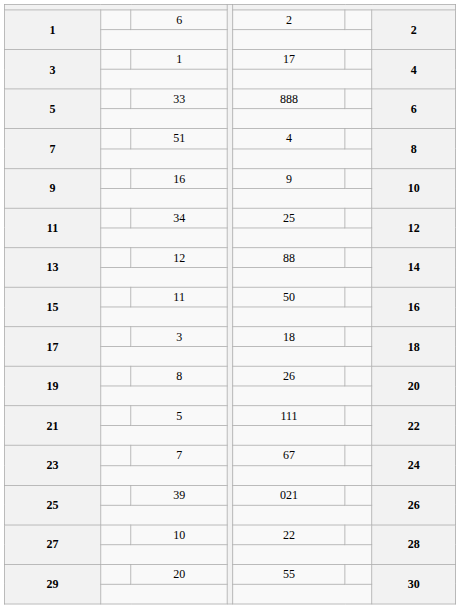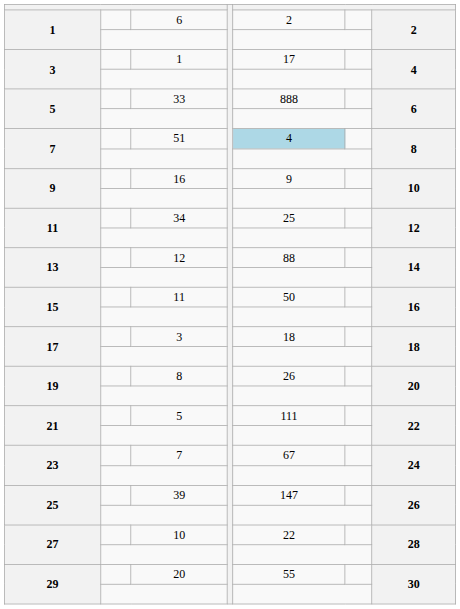(289, 138) no background -> (289, 138) lightblue background
(289, 495) 021 -> (289, 495) 147
